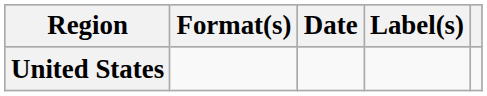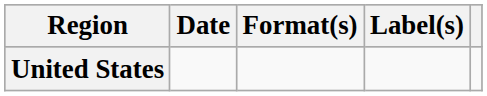columns swapped: (331, 25) <-> (234, 25)
